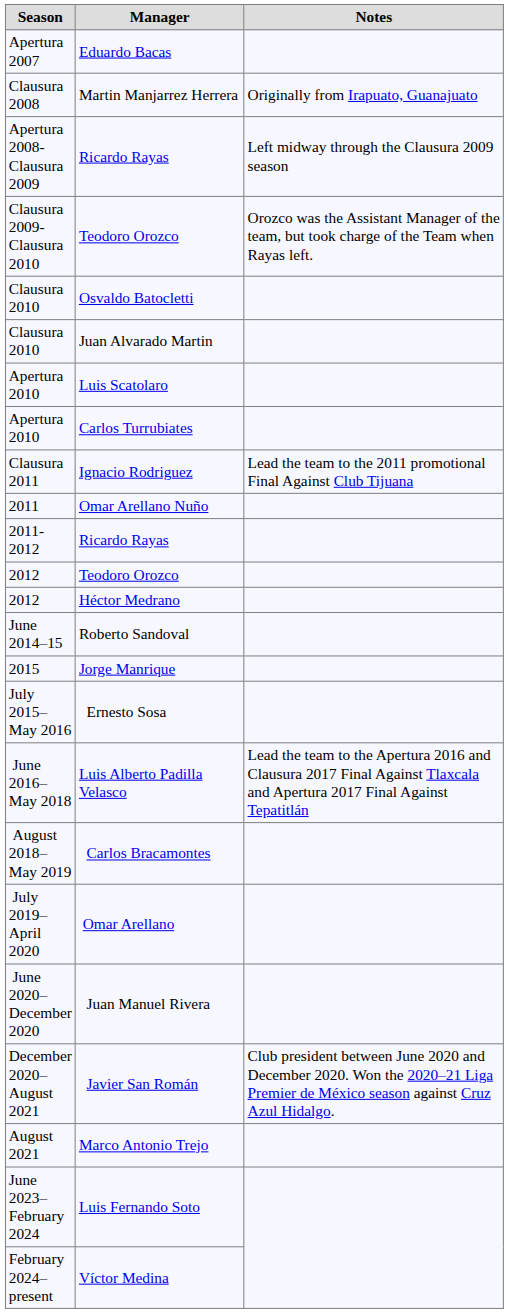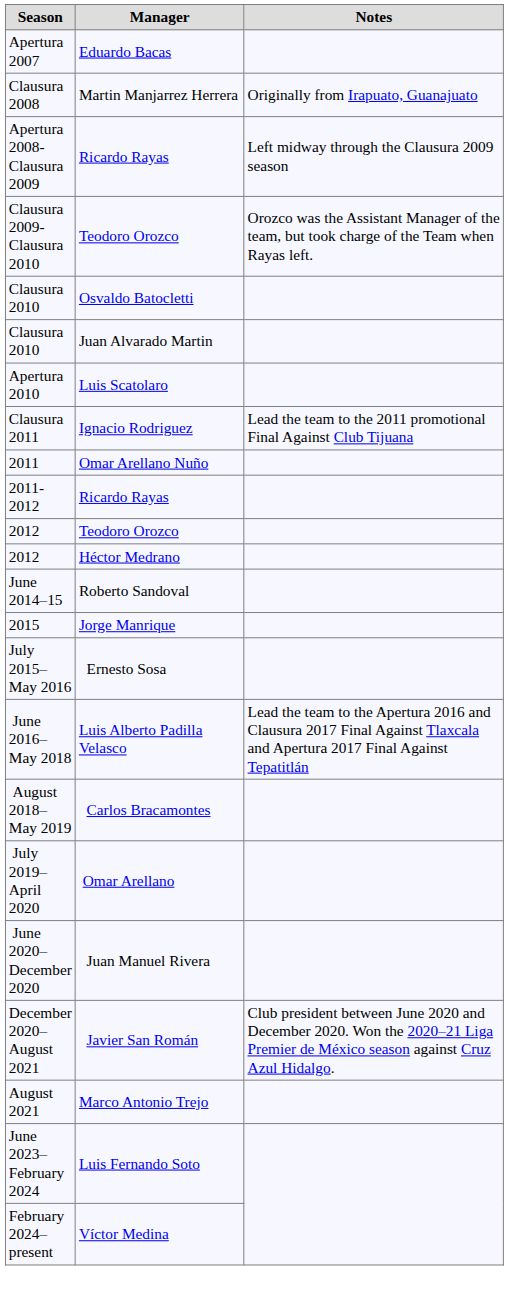- row: (36, 428)
